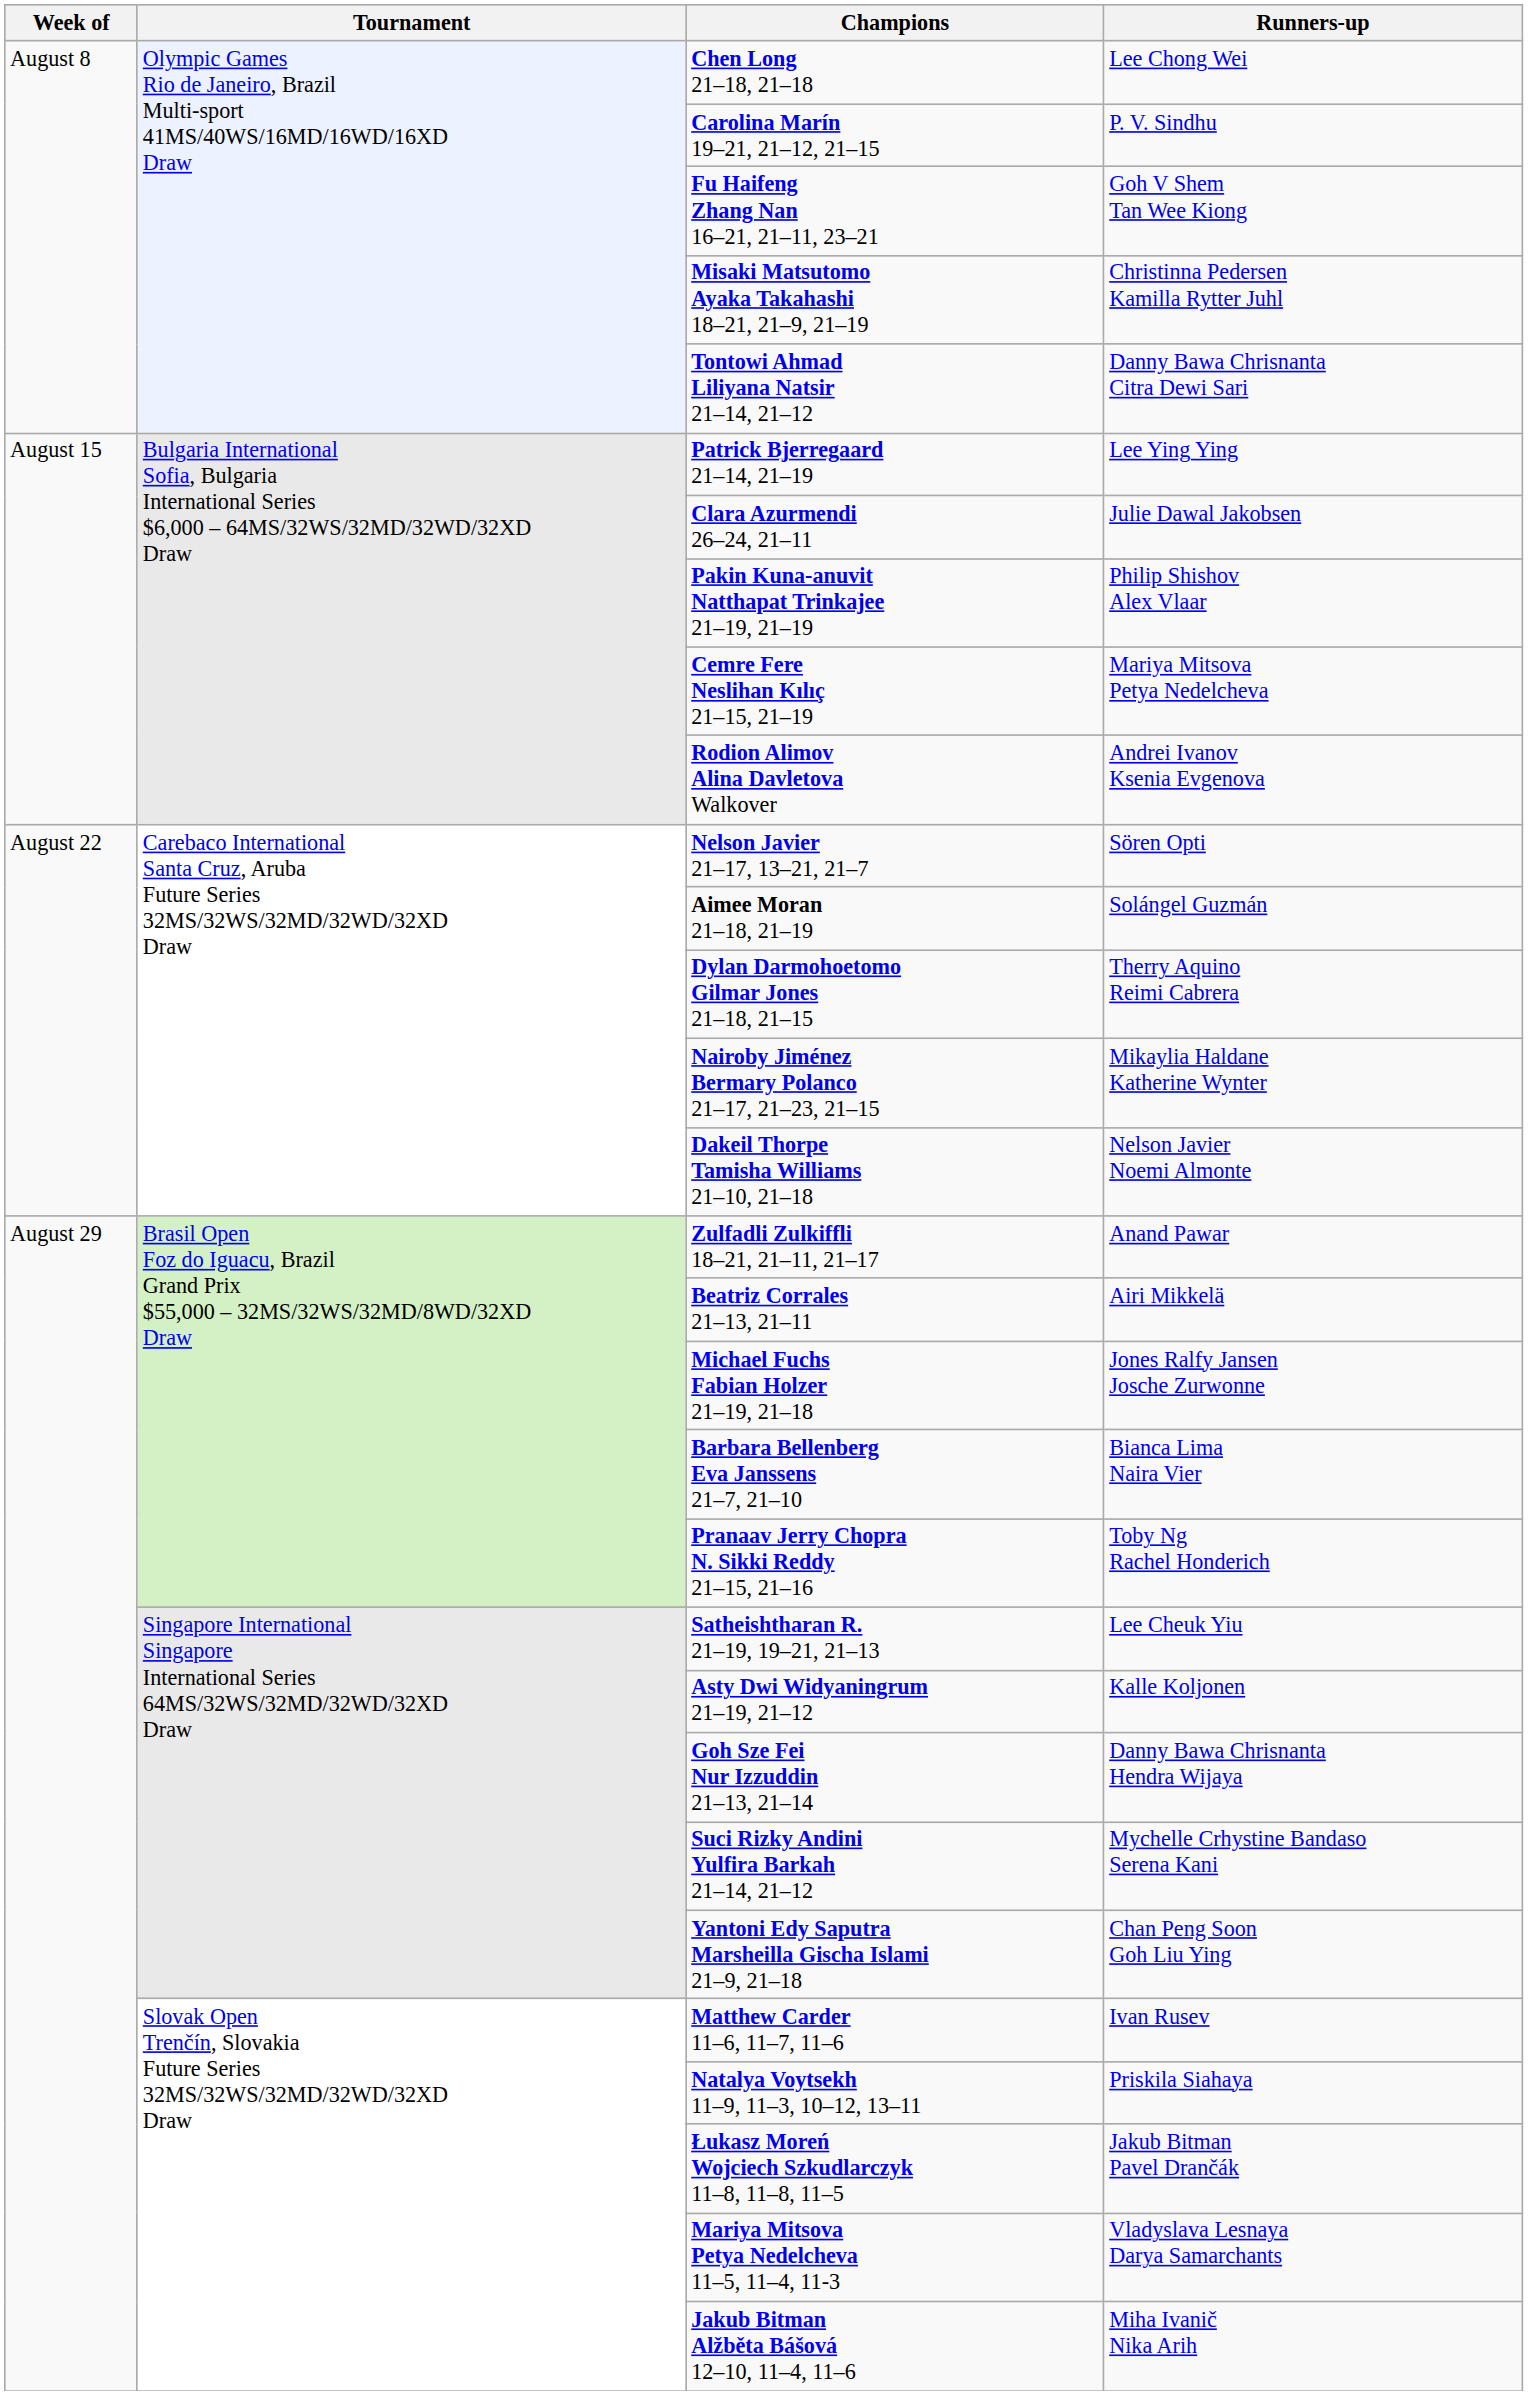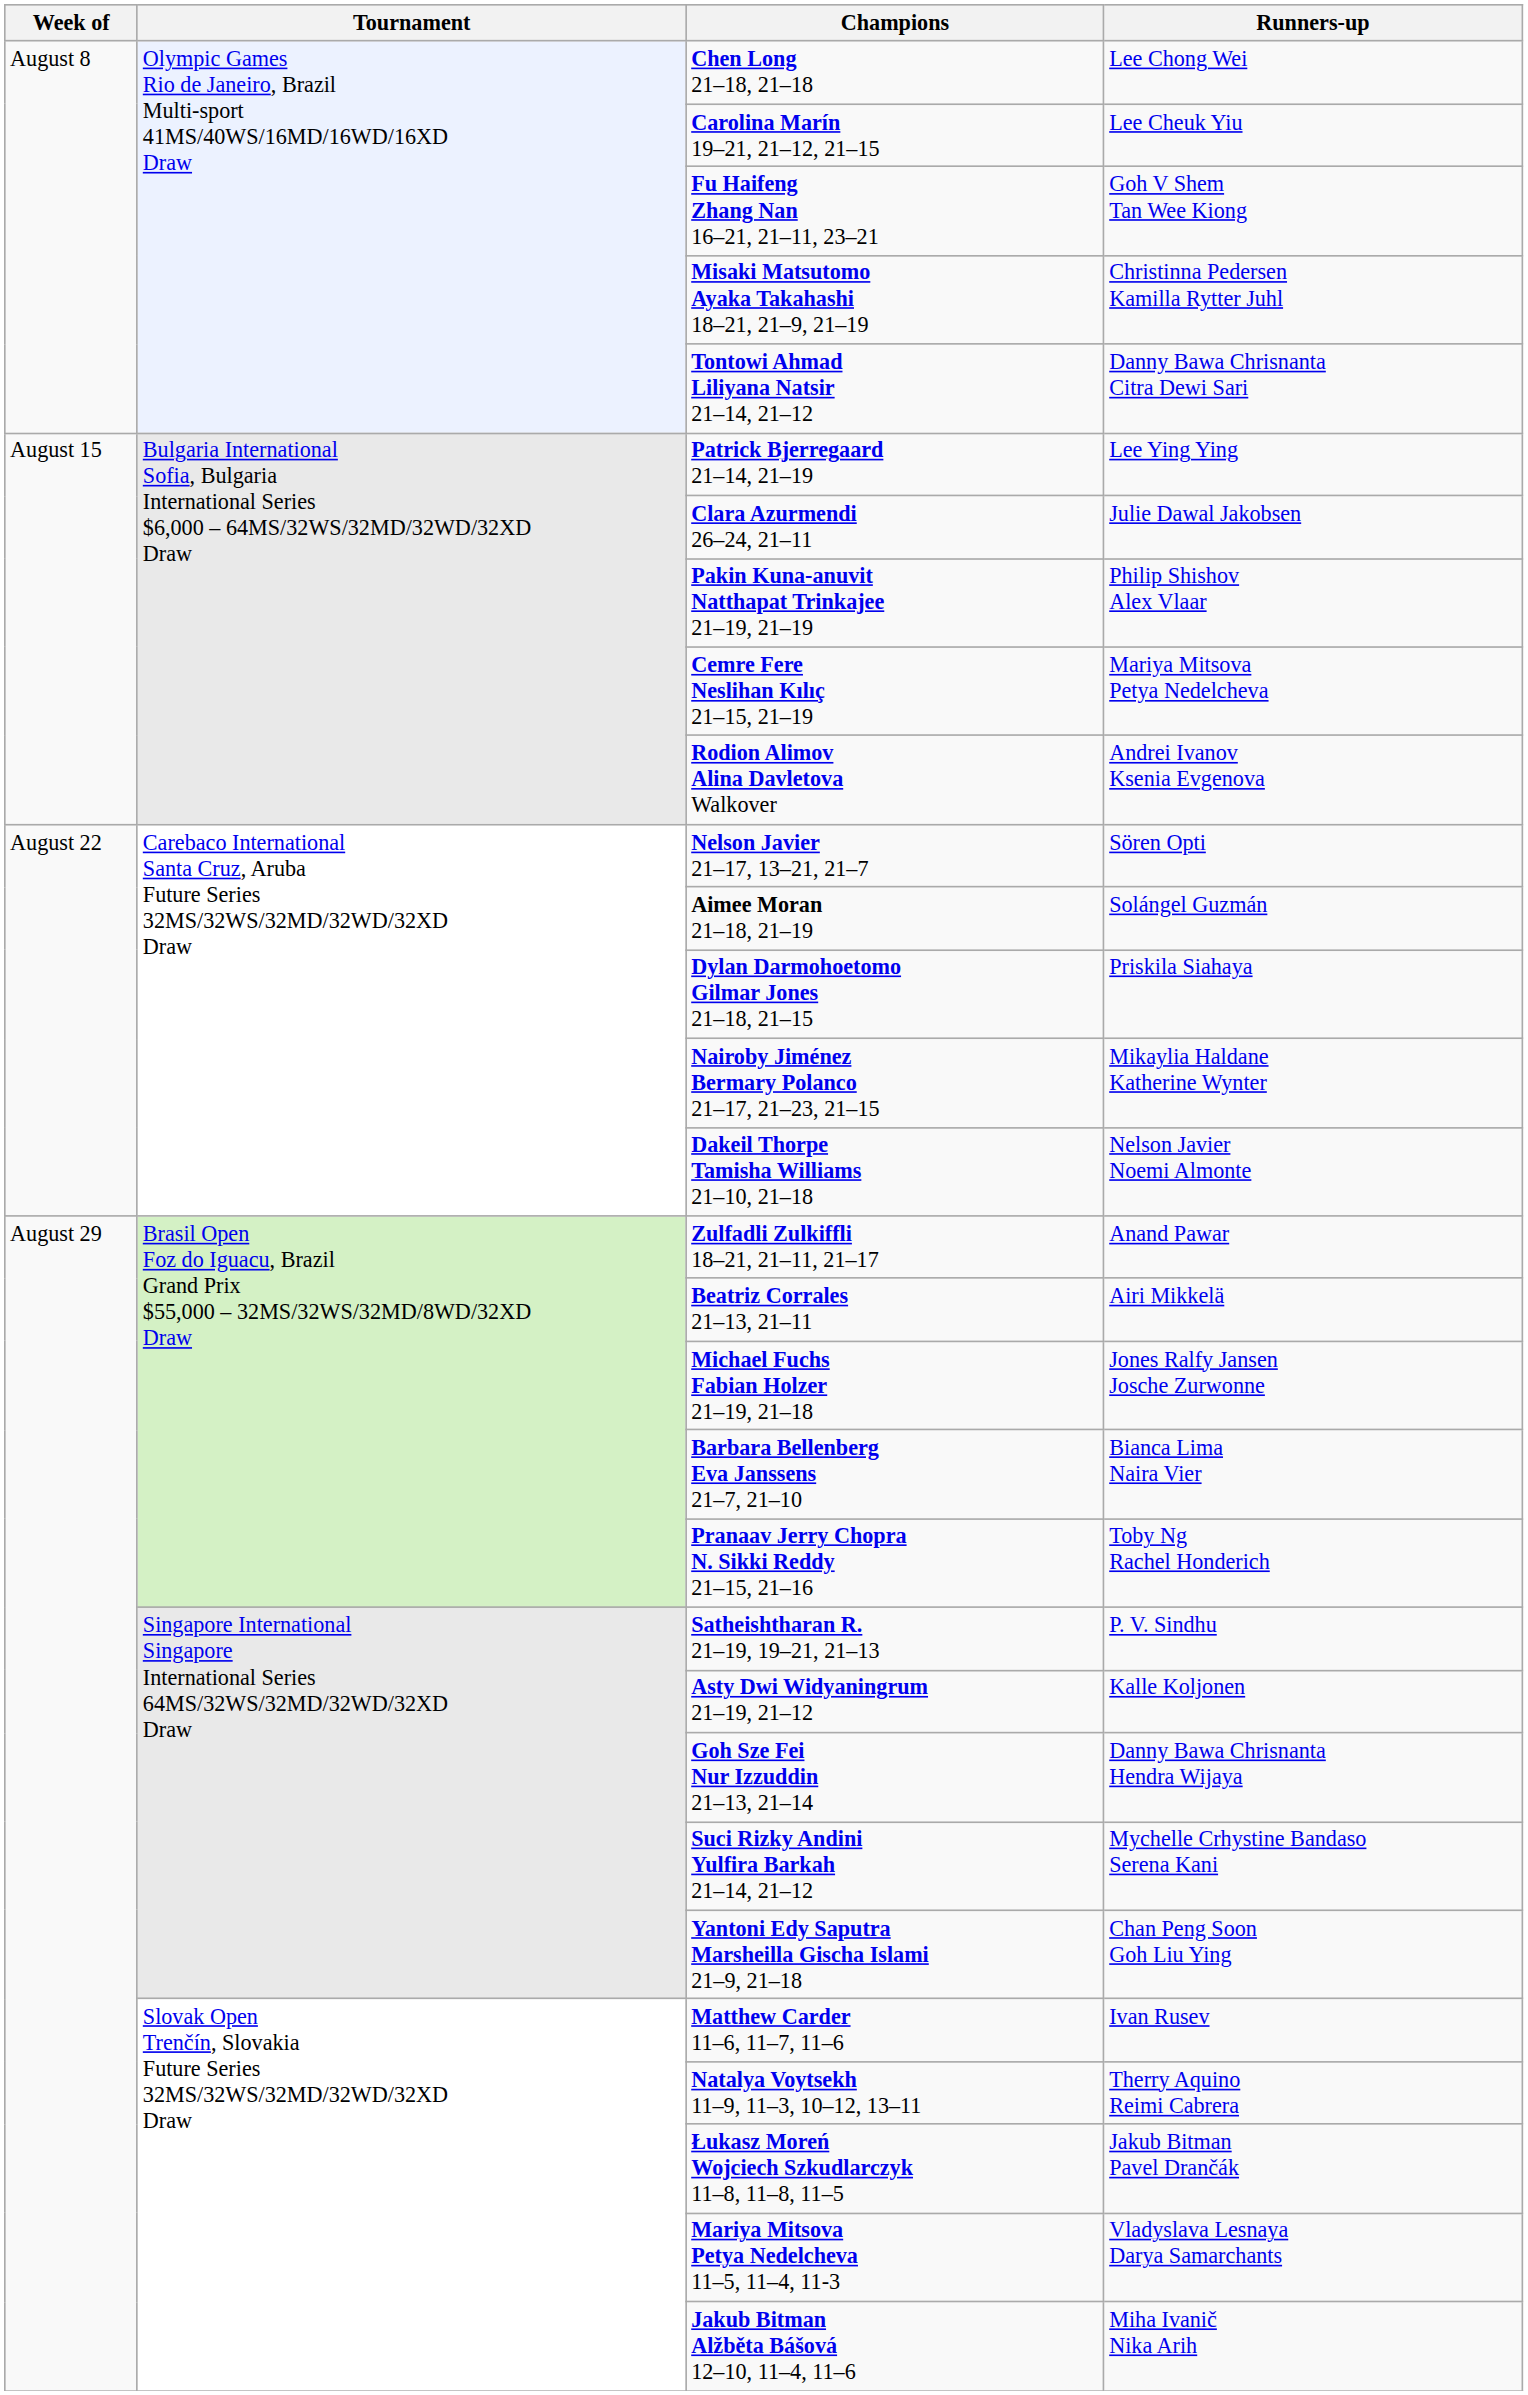(1163, 121) P. V. Sindhu -> (1176, 121) Lee Cheuk Yiu
(1175, 980) Therry Aquino Reimi Cabrera -> (1181, 967) Priskila Siahaya
(1176, 1624) Lee Cheuk Yiu -> (1163, 1624) P. V. Sindhu
(1181, 2079) Priskila Siahaya -> (1175, 2092) Therry Aquino Reimi Cabrera
